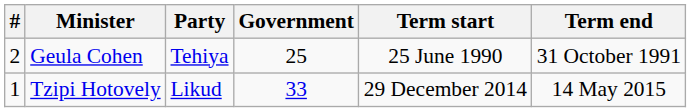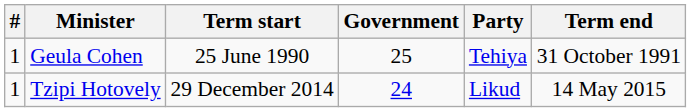columns swapped: (200, 21) <-> (445, 21)
(15, 55) 2 -> (15, 55) 1
(296, 89) 33 -> (401, 89) 24
